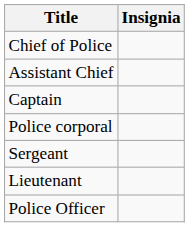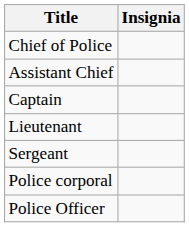rows swapped: (45, 180) <-> (61, 126)
